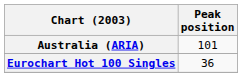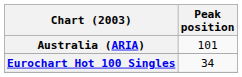(208, 63) 36 -> (208, 63) 34
